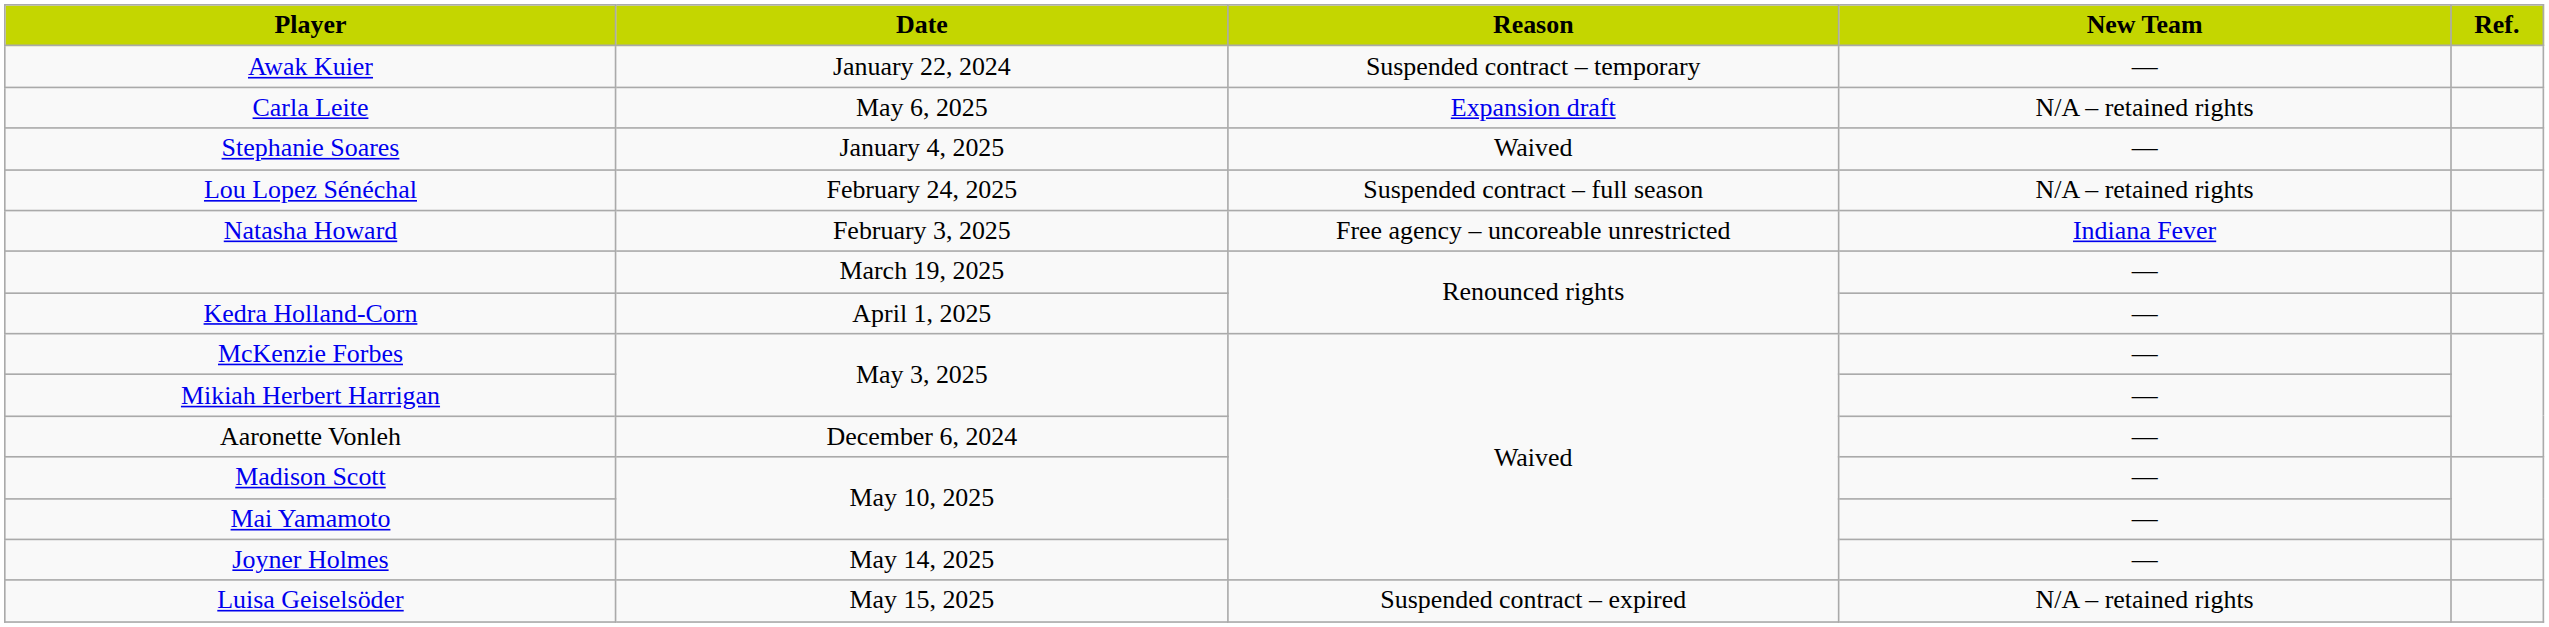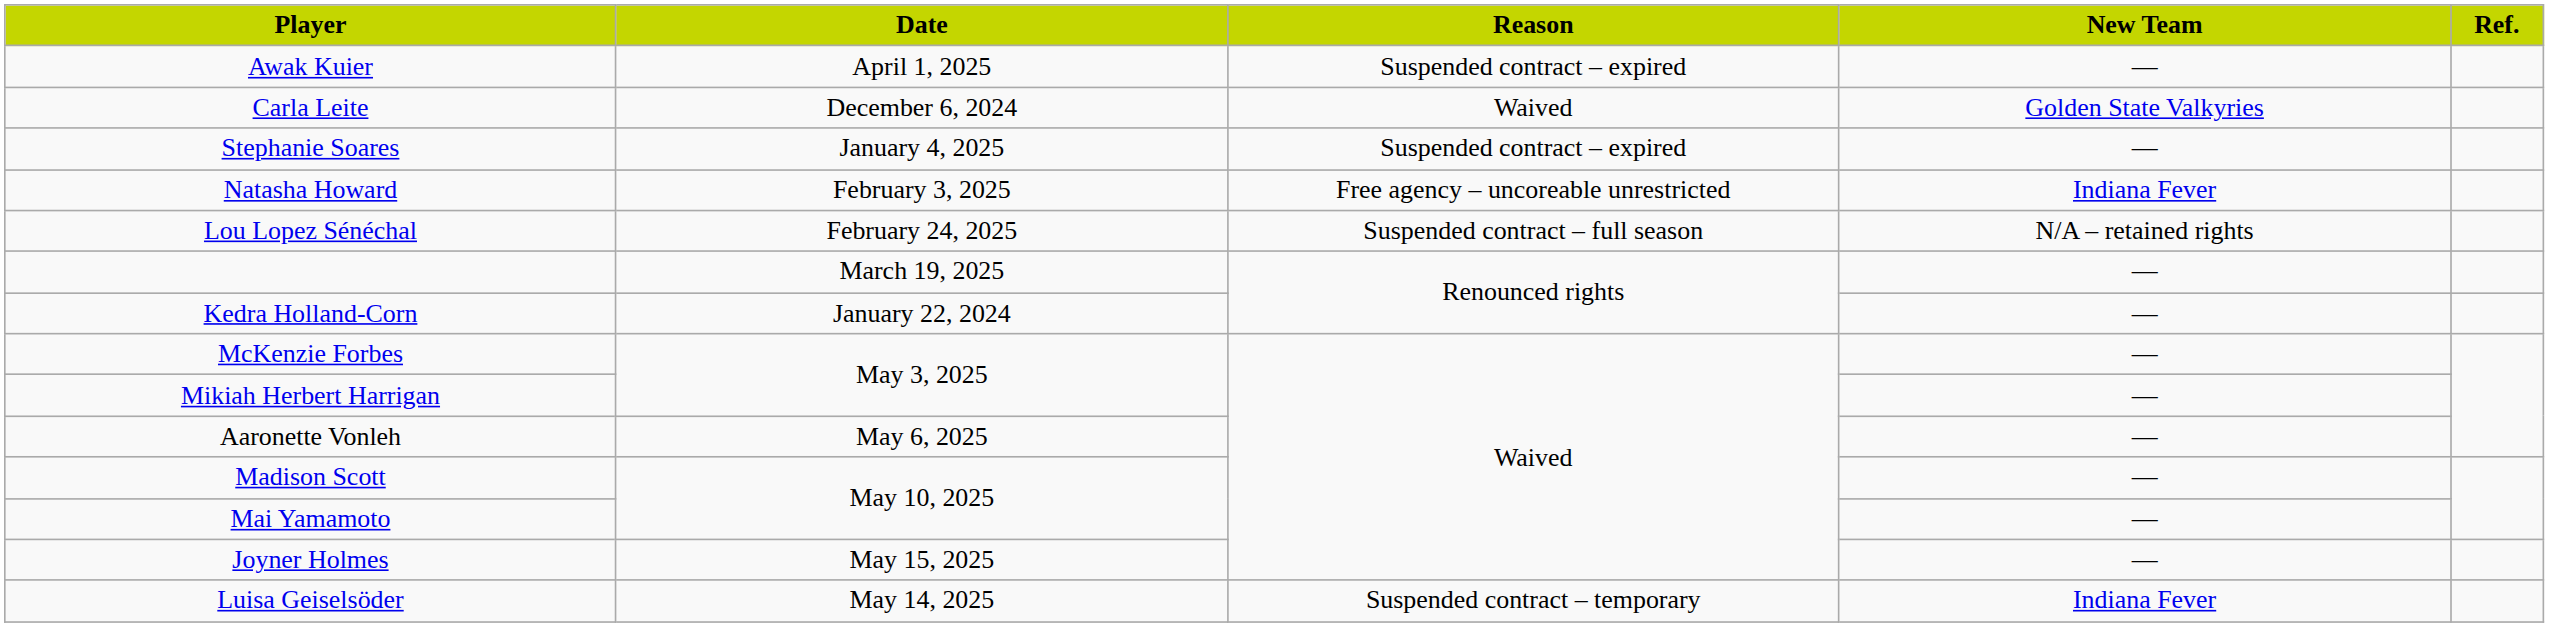(922, 66) January 22, 2024 -> (922, 66) April 1, 2025
(1533, 66) Suspended contract – temporary -> (1533, 66) Suspended contract – expired
(922, 107) May 6, 2025 -> (922, 107) December 6, 2024
(1533, 107) Expansion draft -> (1533, 107) Waived
(2145, 107) N/A – retained rights -> (2145, 107) Golden State Valkyries
(1533, 148) Waived -> (1533, 148) Suspended contract – expired
rows swapped: (310, 230) <-> (310, 189)
(922, 312) April 1, 2025 -> (922, 312) January 22, 2024
(922, 436) December 6, 2024 -> (922, 436) May 6, 2025
(922, 559) May 14, 2025 -> (922, 559) May 15, 2025
(922, 600) May 15, 2025 -> (922, 600) May 14, 2025
(1533, 600) Suspended contract – expired -> (1533, 600) Suspended contract – temporary
(2145, 600) N/A – retained rights -> (2145, 600) Indiana Fever
